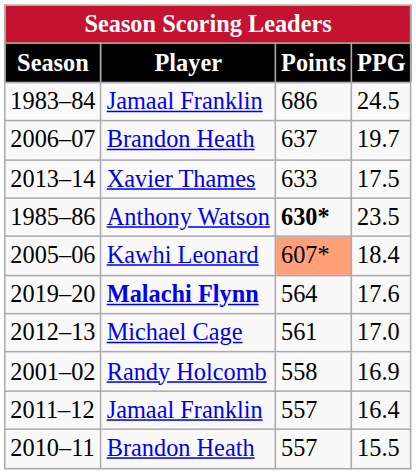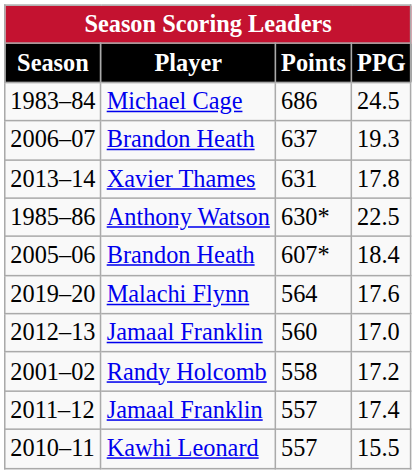(185, 101) Jamaal Franklin -> (175, 101) Michael Cage
(378, 139) 19.7 -> (378, 139) 19.3
(299, 178) 633 -> (299, 178) 631
(378, 178) 17.5 -> (378, 178) 17.8
(305, 216) bold -> (305, 216) normal
(378, 216) 23.5 -> (378, 216) 22.5
(183, 255) Kawhi Leonard -> (181, 255) Brandon Heath
(305, 255) lightsalmon background -> (305, 255) no background
(183, 294) bold -> (178, 294) normal
(175, 332) Michael Cage -> (185, 332) Jamaal Franklin
(299, 332) 561 -> (299, 332) 560
(378, 371) 16.9 -> (378, 371) 17.2
(378, 409) 16.4 -> (378, 409) 17.4
(181, 448) Brandon Heath -> (183, 448) Kawhi Leonard
